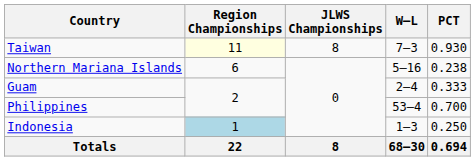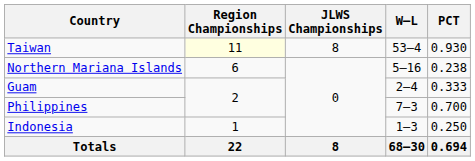(407, 48) 7–3 -> (407, 48) 53–4
(407, 107) 53–4 -> (407, 107) 7–3
(235, 127) lightblue background -> (235, 127) no background
